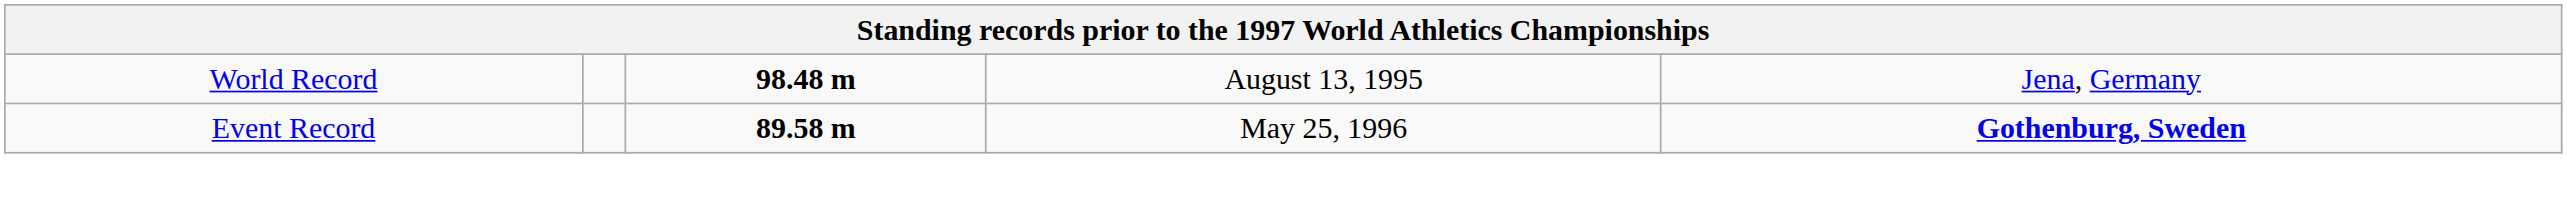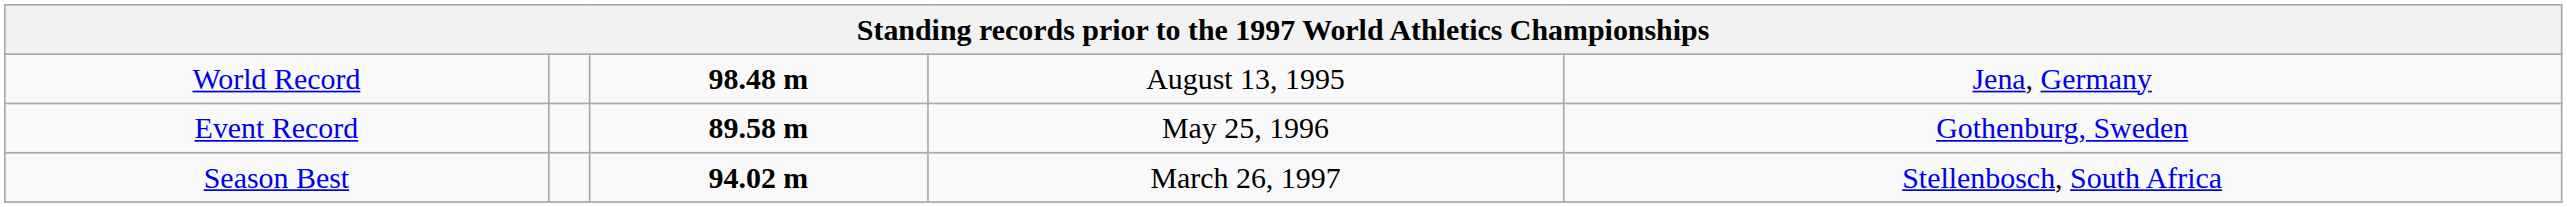(2111, 127) bold -> (2062, 127) normal
+ row: (276, 176)
